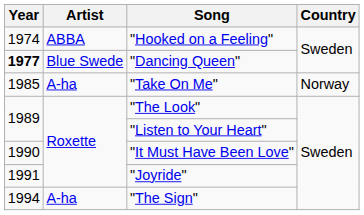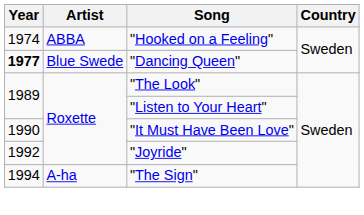- row: (174, 84)
(24, 175) 1991 -> (24, 152) 1992
